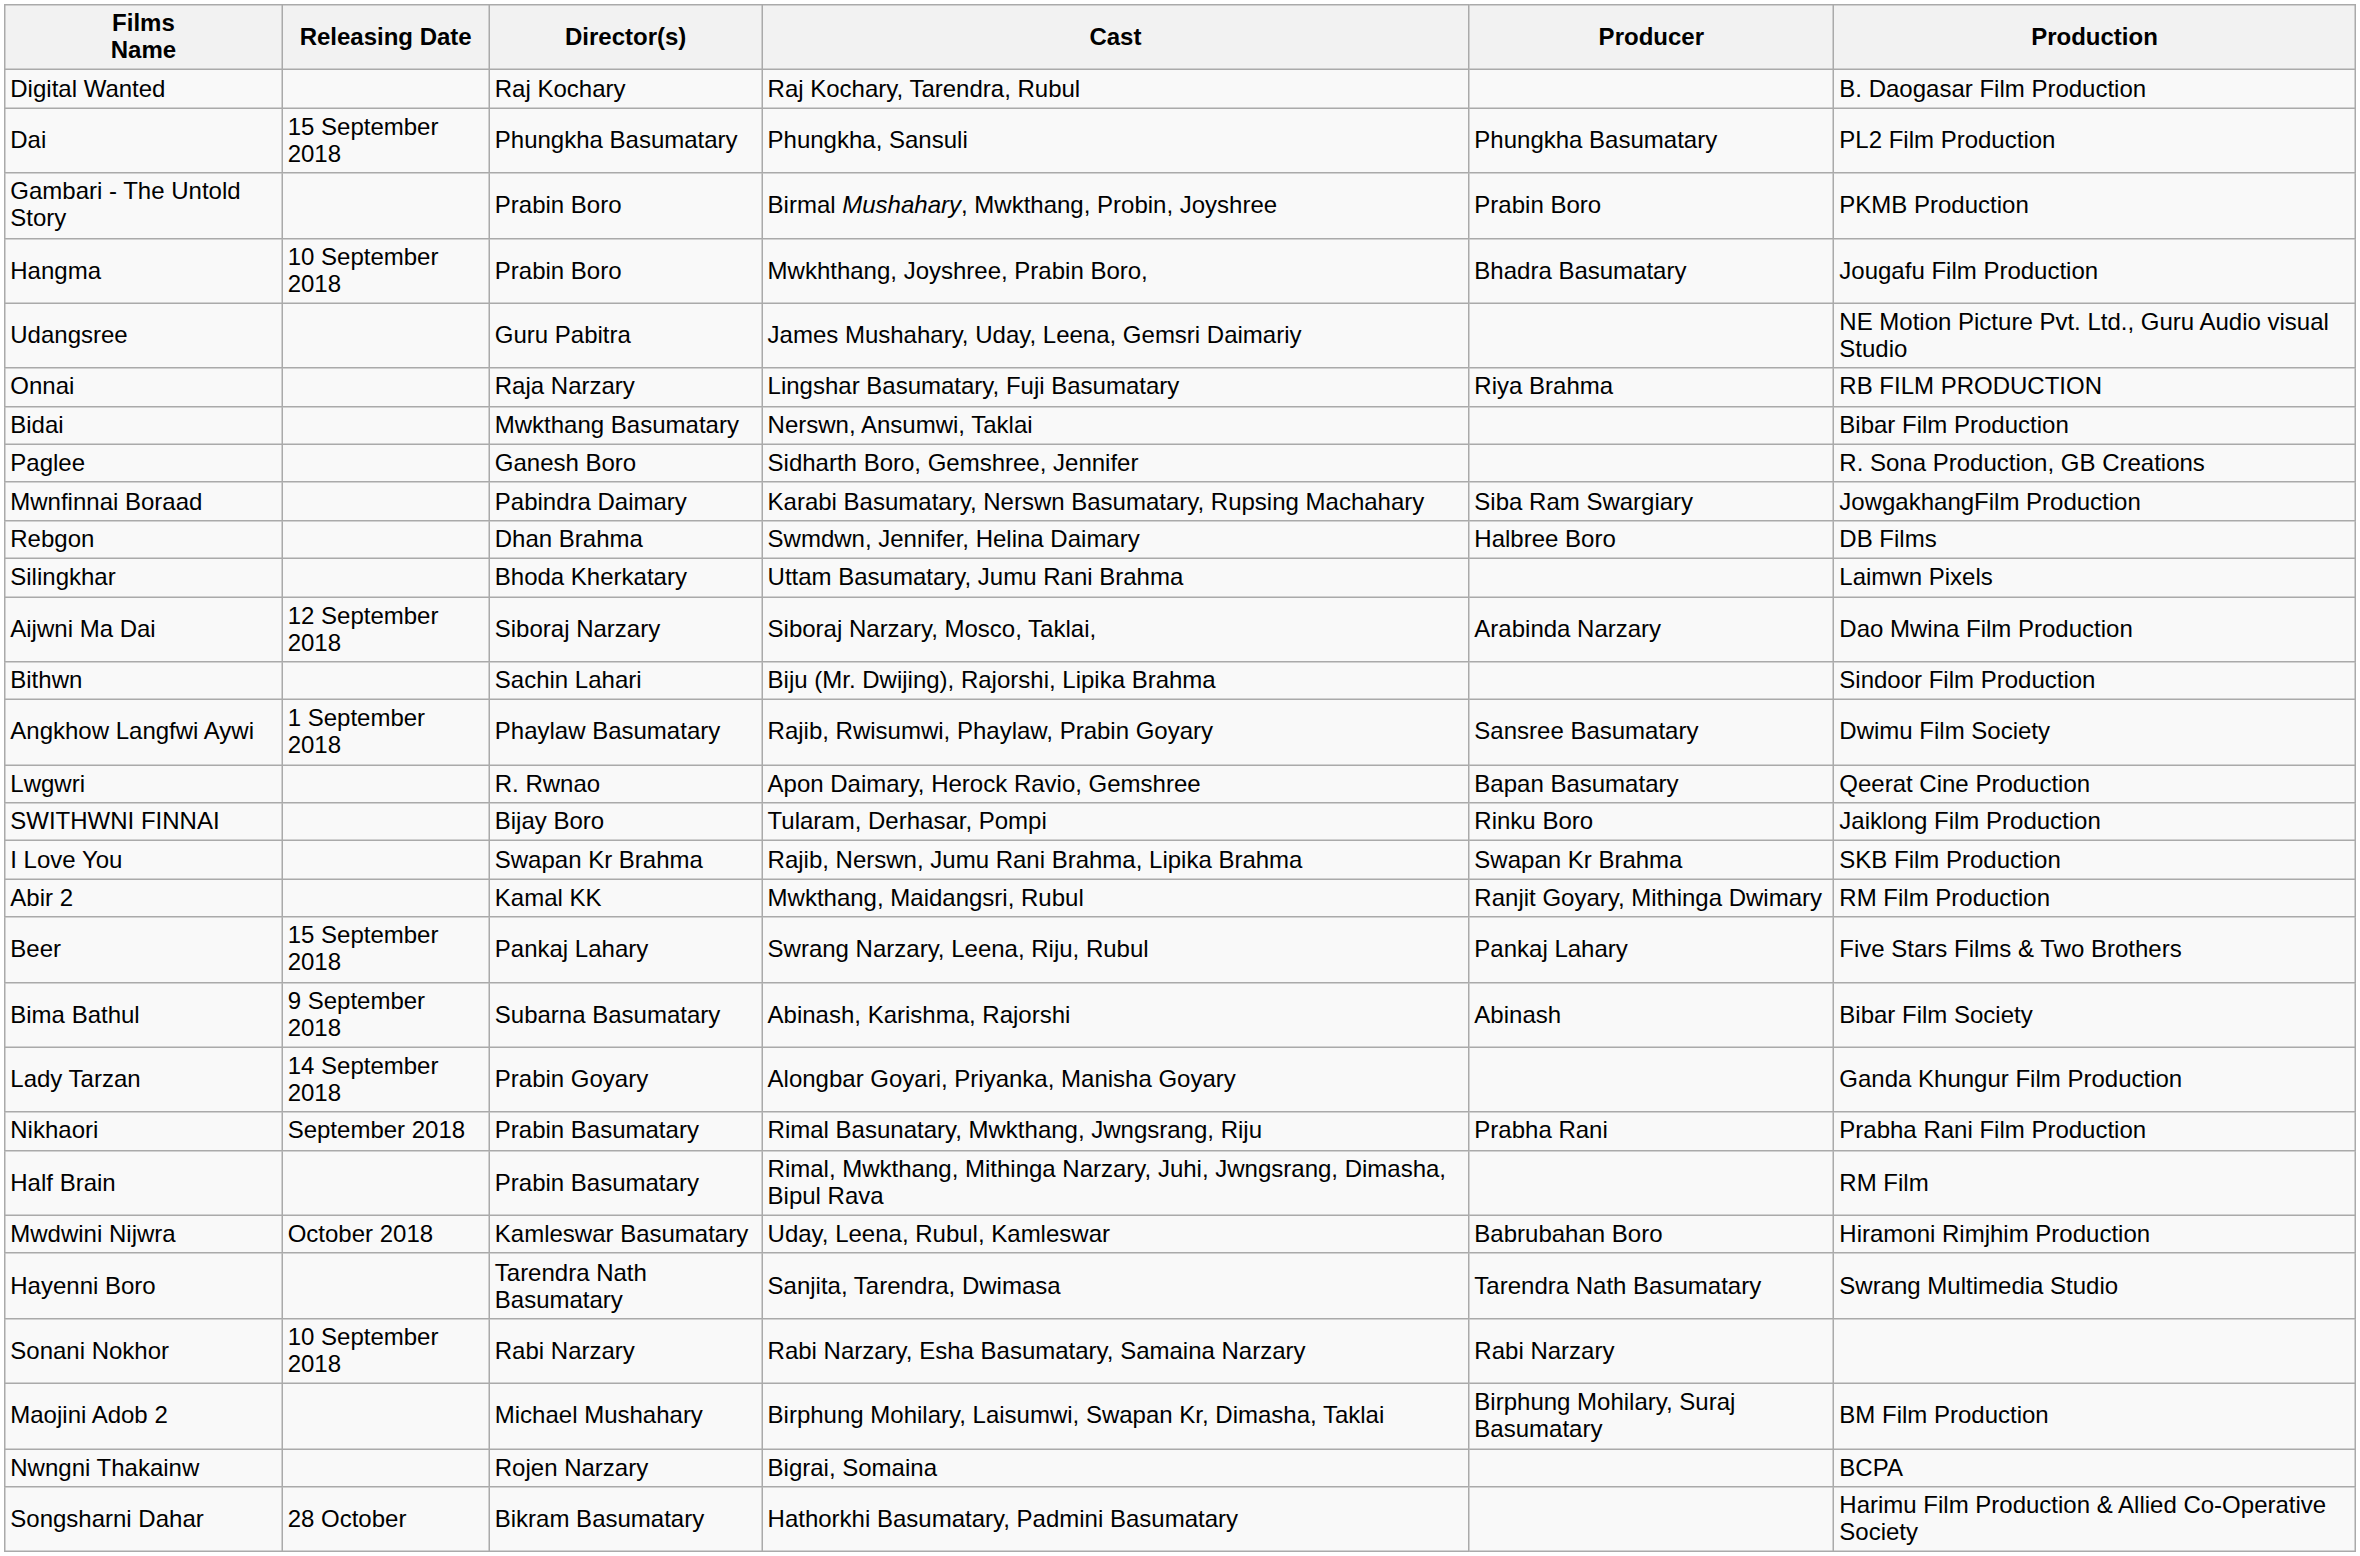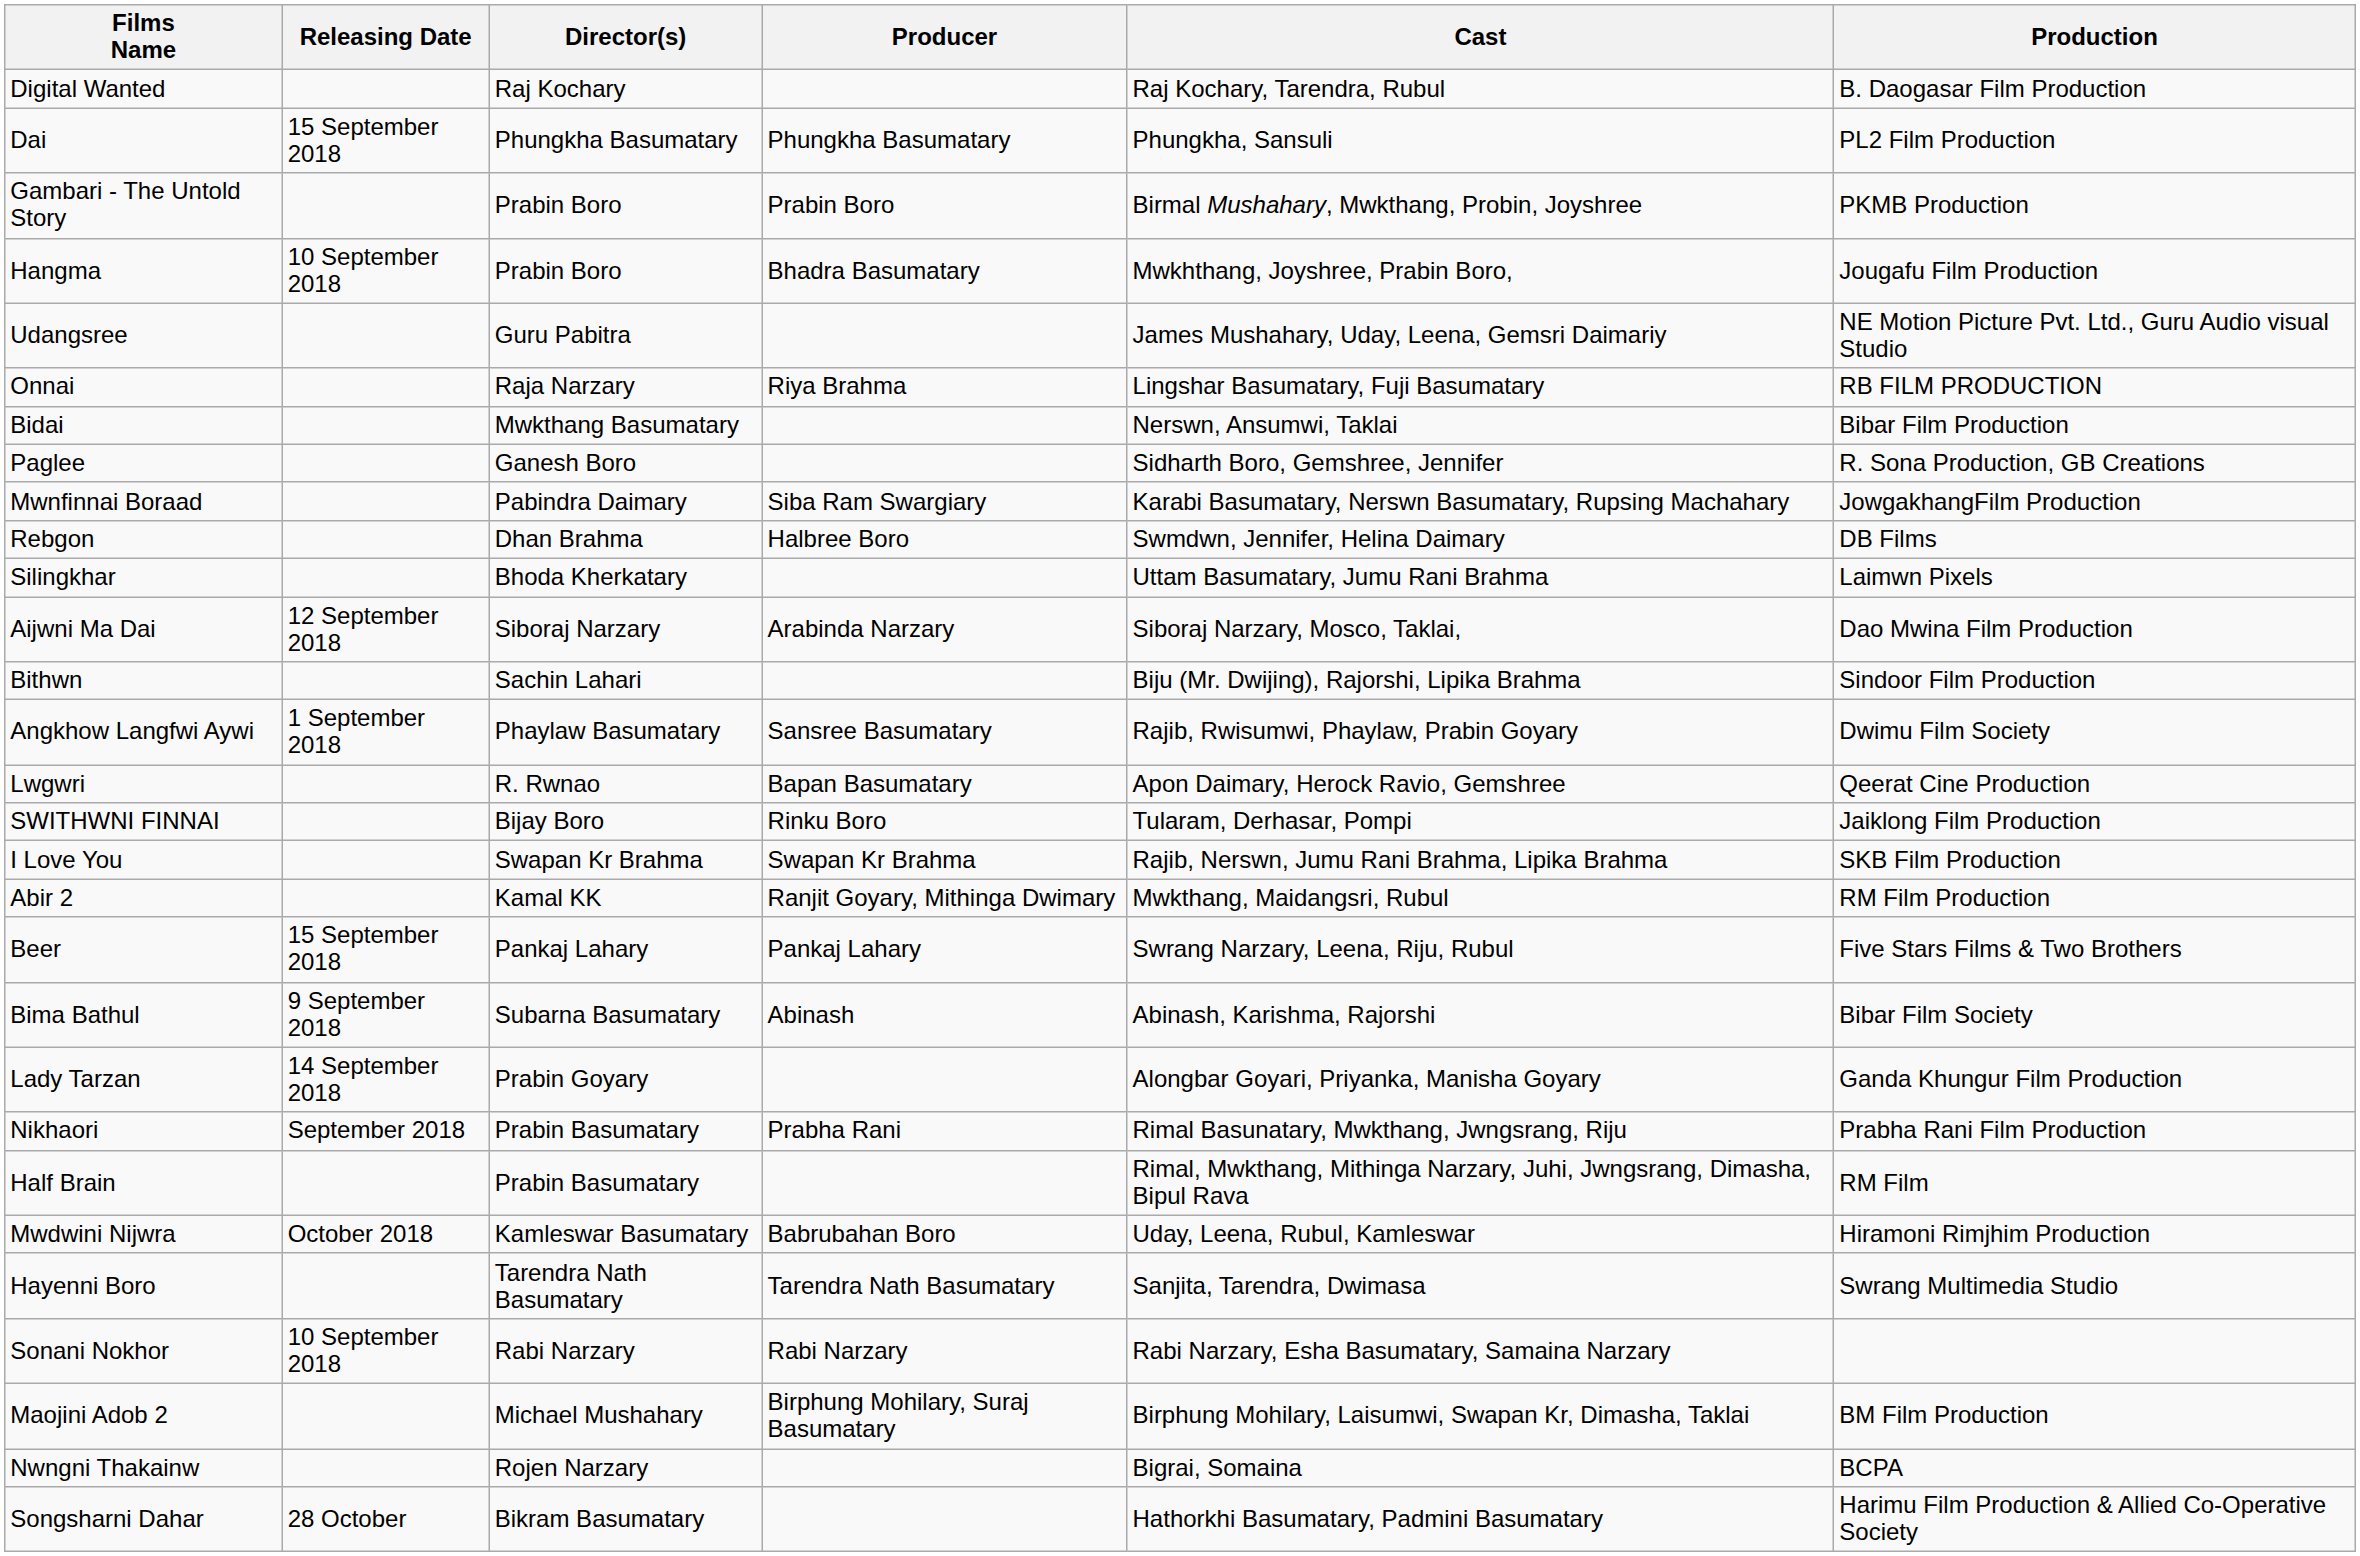columns swapped: (1115, 37) <-> (1651, 37)
